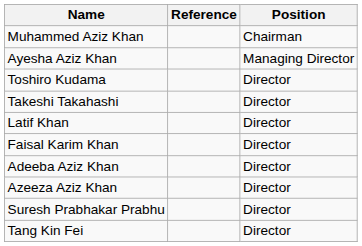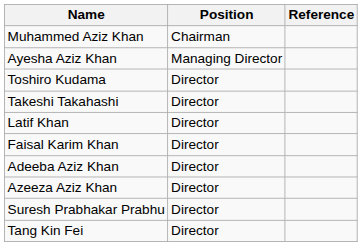columns swapped: (299, 15) <-> (204, 15)
